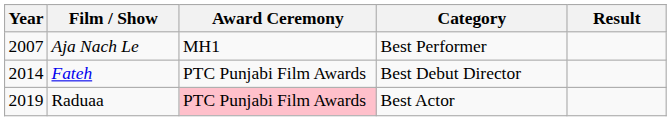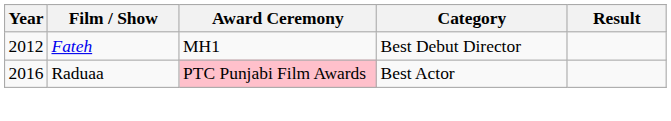- row: (95, 45)
(26, 73) 2014 -> (26, 45) 2012
(275, 73) PTC Punjabi Film Awards -> (202, 45) MH1
(26, 101) 2019 -> (26, 73) 2016
